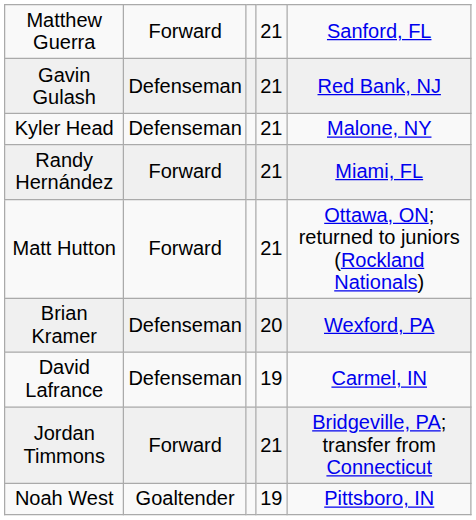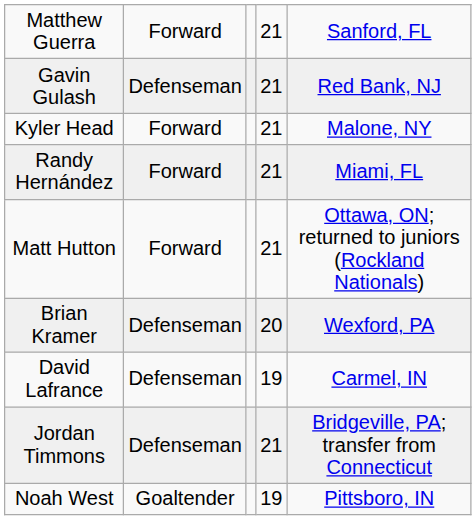(185, 128) Defenseman -> (185, 128) Forward
(185, 444) Forward -> (185, 444) Defenseman
